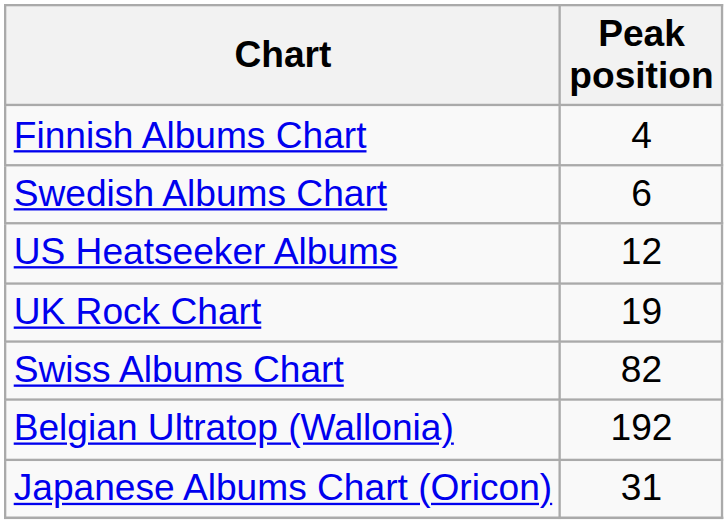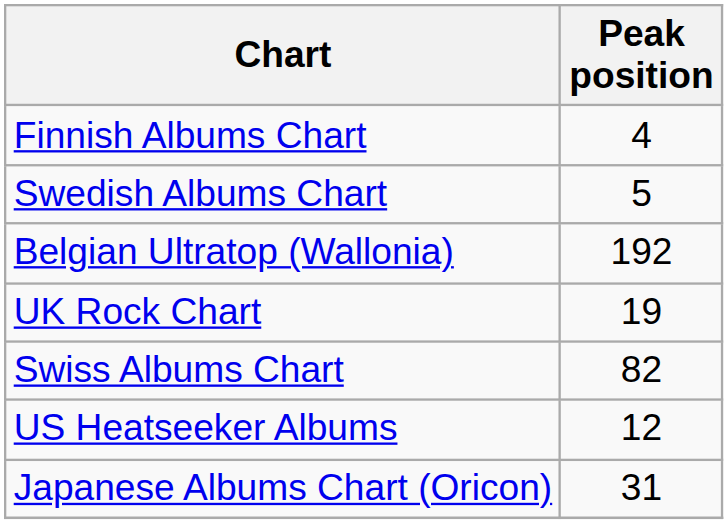(641, 193) 6 -> (641, 193) 5
rows swapped: (206, 252) <-> (234, 428)
